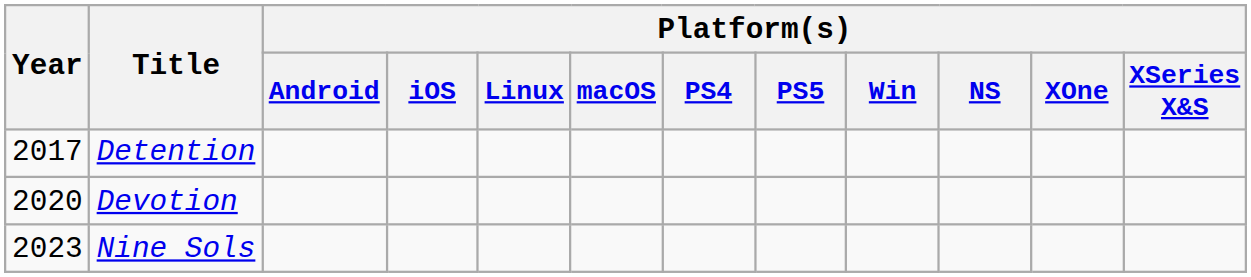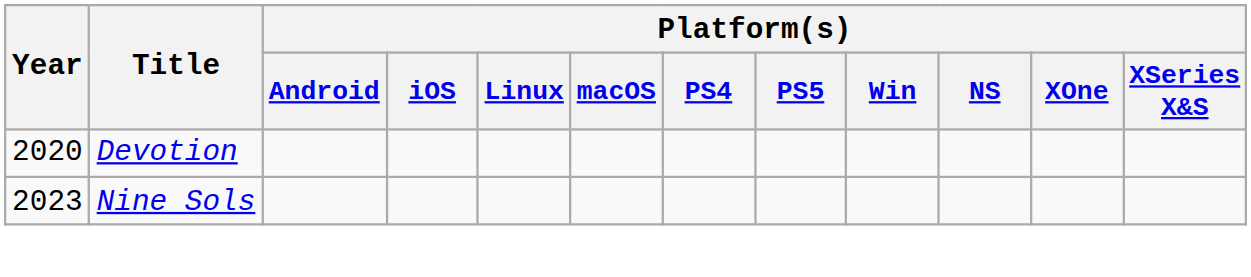- row: (176, 153)
